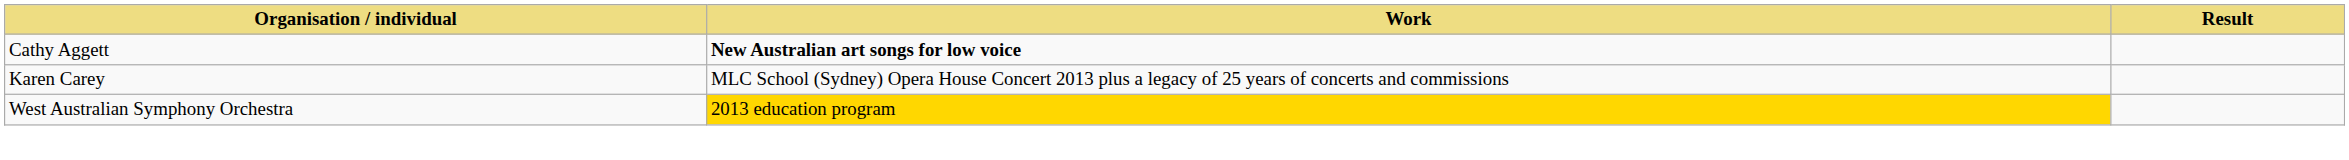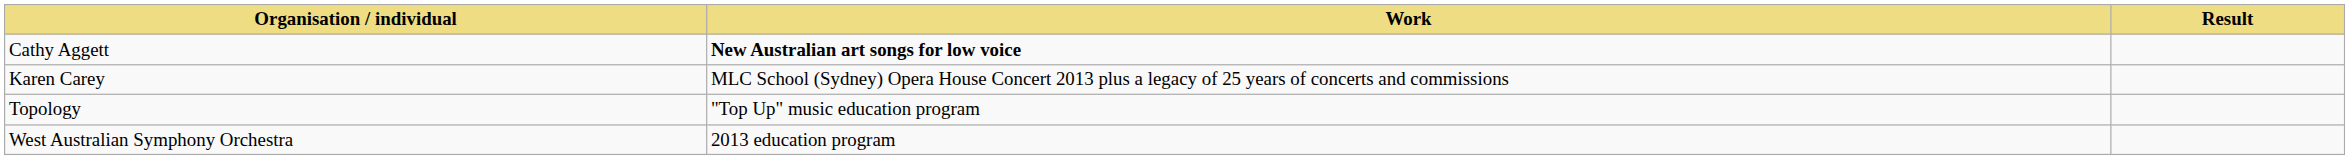+ row: (45, 109)
(803, 109) gold background -> (803, 139) no background
